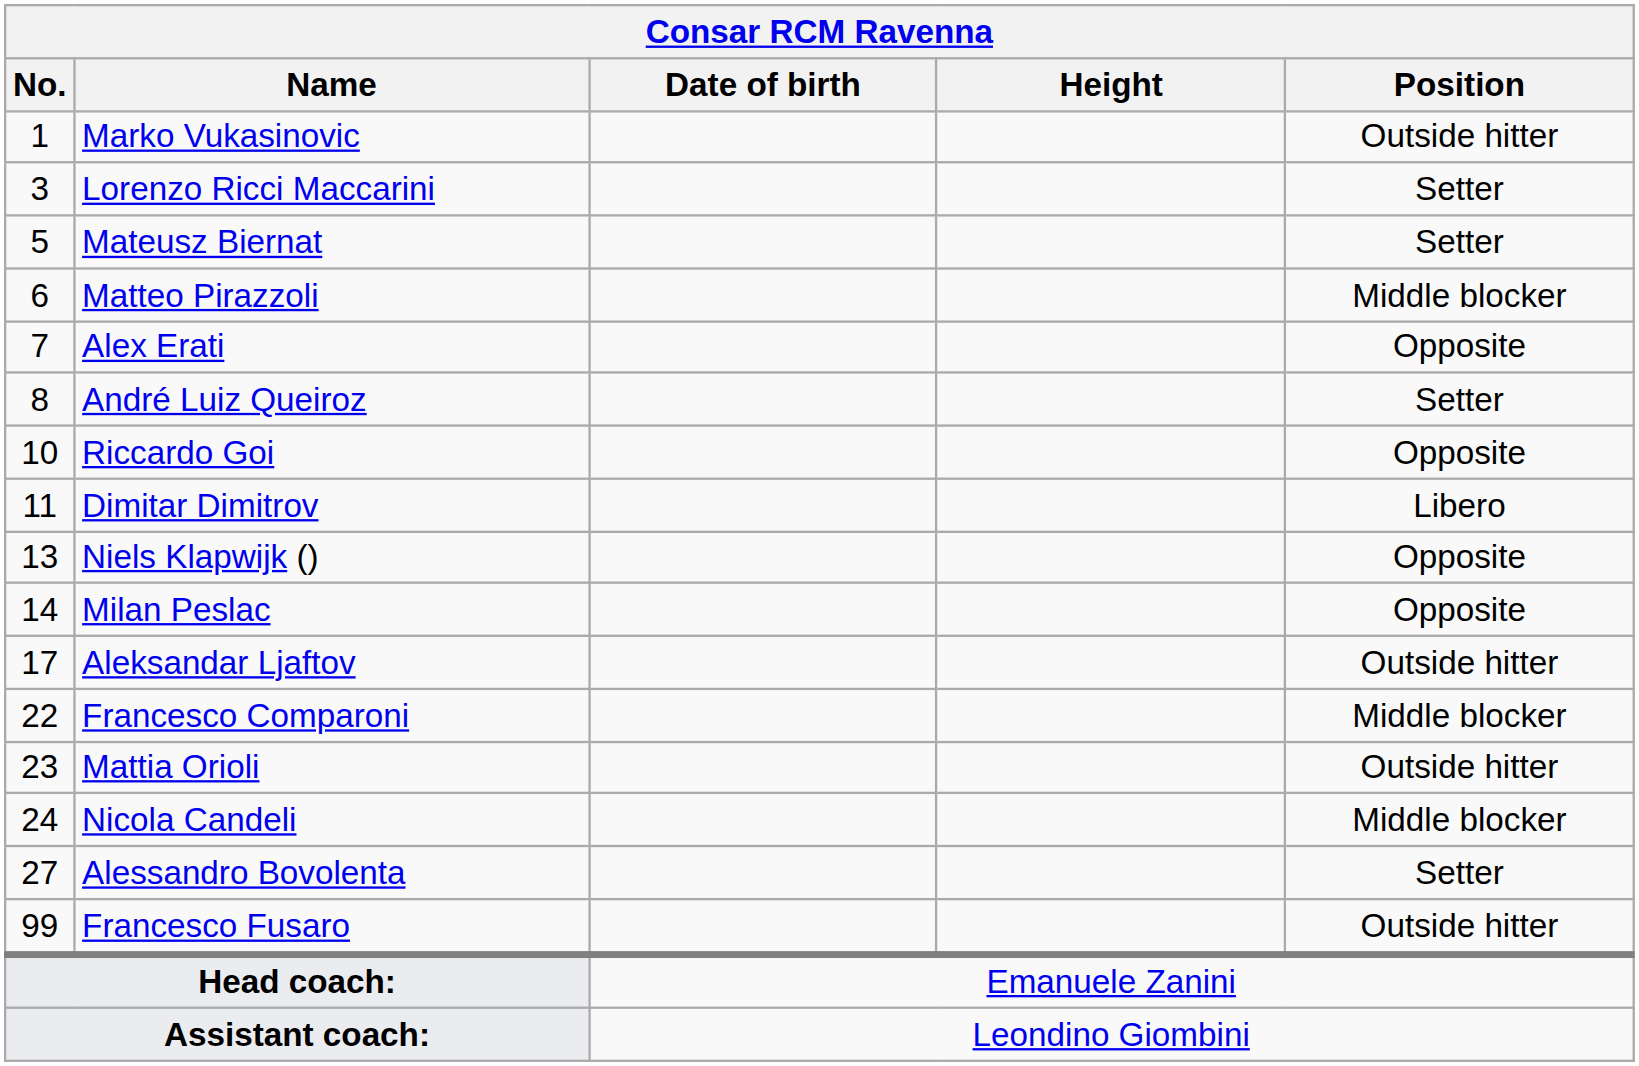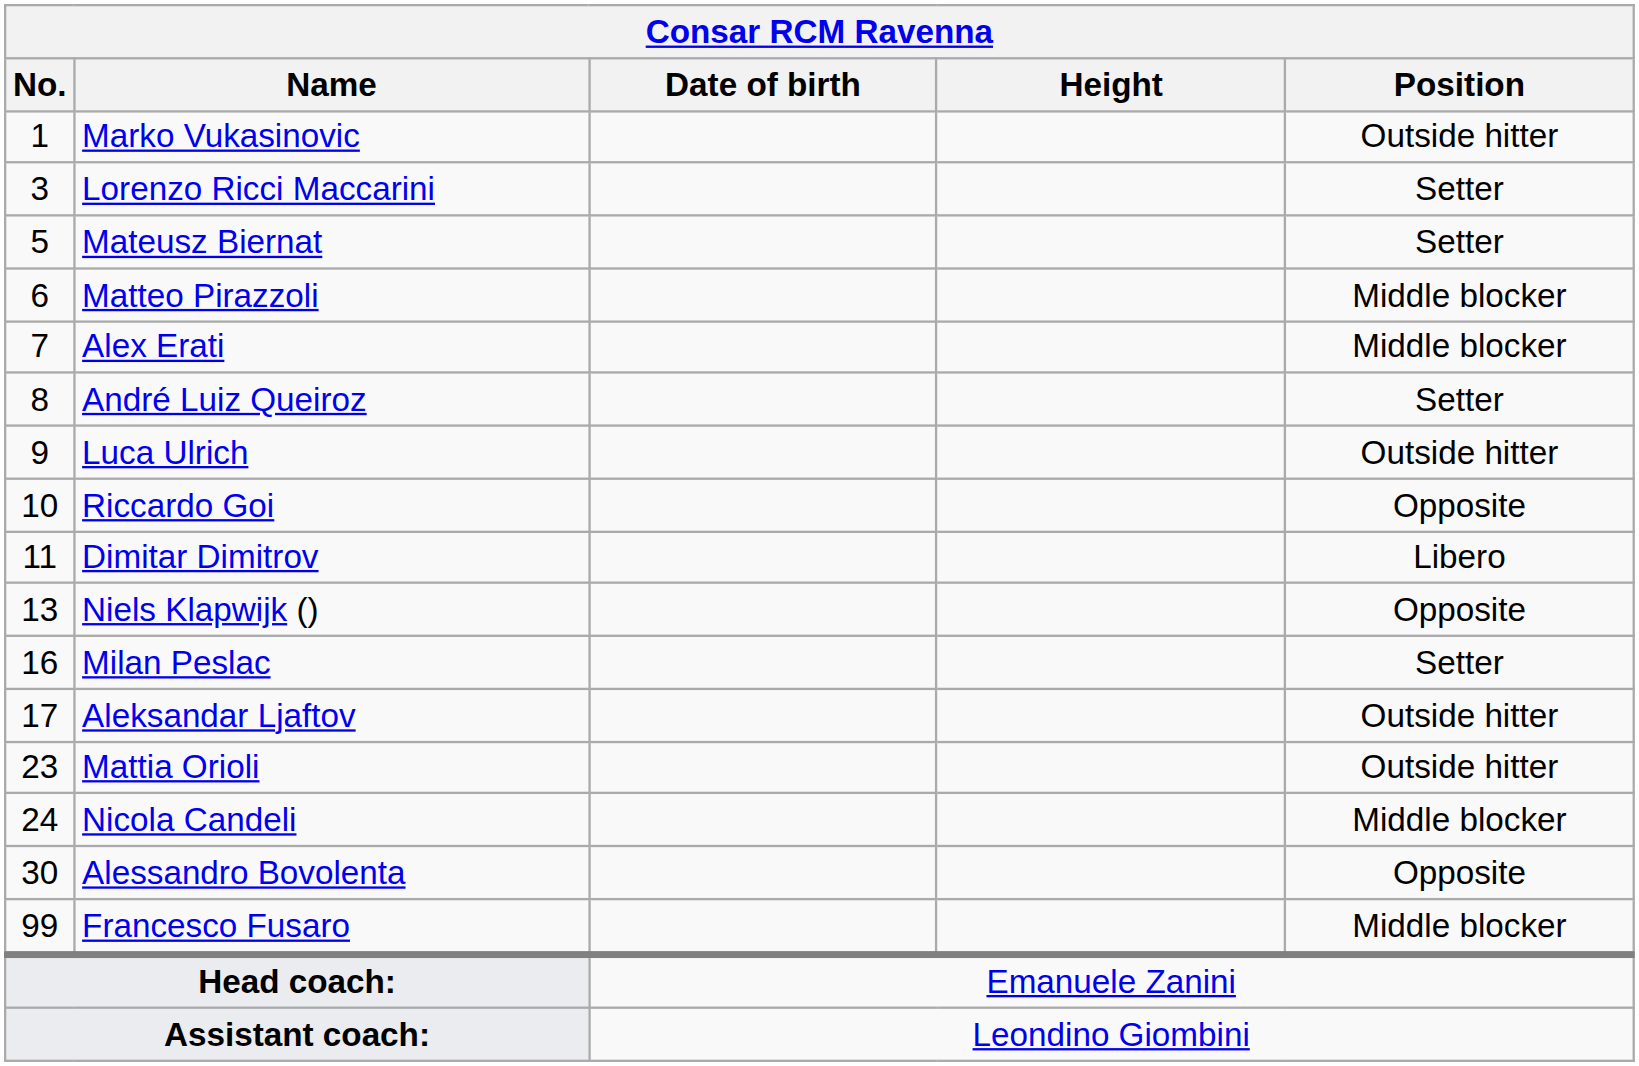(1459, 347) Opposite -> (1459, 347) Middle blocker
+ row: (165, 452)
(40, 610) 14 -> (40, 662) 16
(1459, 610) Opposite -> (1459, 662) Setter
- row: (246, 715)
(40, 873) 27 -> (40, 873) 30
(1459, 873) Setter -> (1459, 873) Opposite
(1459, 925) Outside hitter -> (1459, 925) Middle blocker
